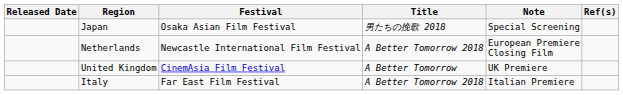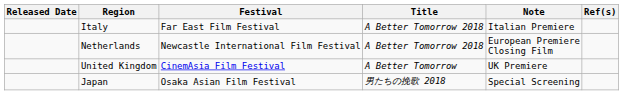rows swapped: (94, 27) <-> (94, 83)
